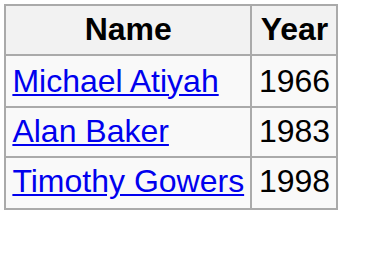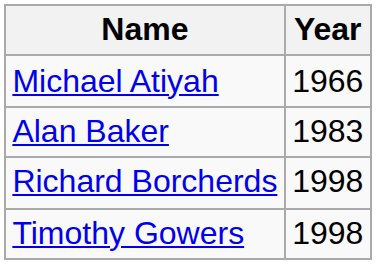+ row: (145, 182)
